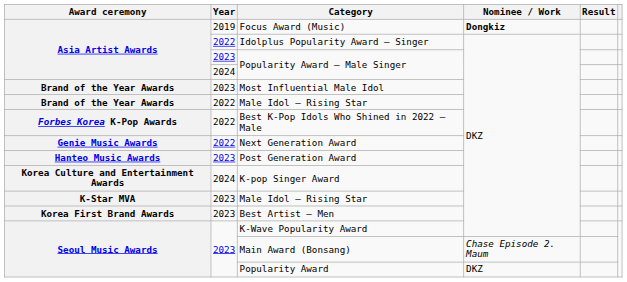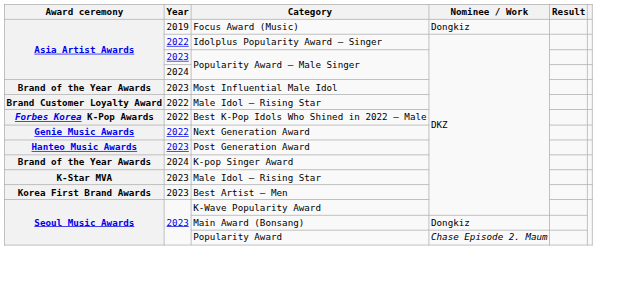(486, 27) bold -> (450, 27) normal
(108, 102) Brand of the Year Awards -> (84, 102) Brand Customer Loyalty Award
(108, 178) Korea Culture and Entertainment Awards -> (84, 162) Brand of the Year Awards
(511, 249) Chase Episode 2. Maum -> (450, 222) Dongkiz
(474, 269) DKZ -> (489, 238) Chase Episode 2. Maum
